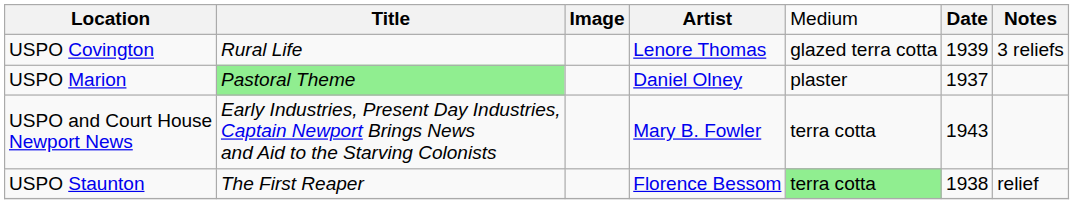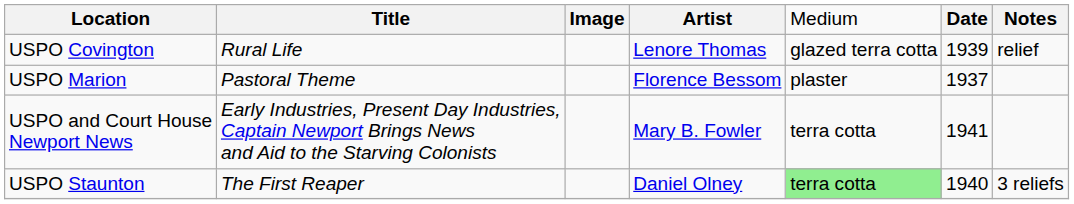(1031, 49) 3 reliefs -> (1018, 49) relief
(288, 79) lightgreen background -> (288, 79) no background
(688, 79) Daniel Olney -> (707, 79) Florence Bessom
(967, 131) 1943 -> (967, 131) 1941
(707, 183) Florence Bessom -> (688, 183) Daniel Olney
(967, 183) 1938 -> (967, 183) 1940
(1018, 183) relief -> (1031, 183) 3 reliefs
